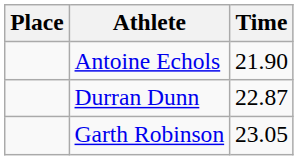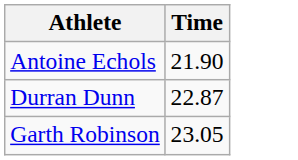- column: (37, 23)
